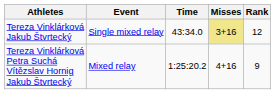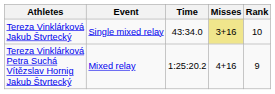(257, 32) 12 -> (257, 32) 10
